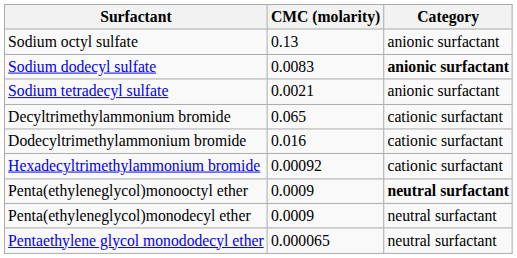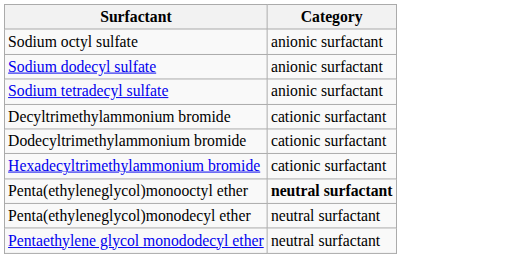- column: (326, 16)
(448, 66) bold -> (327, 66) normal
